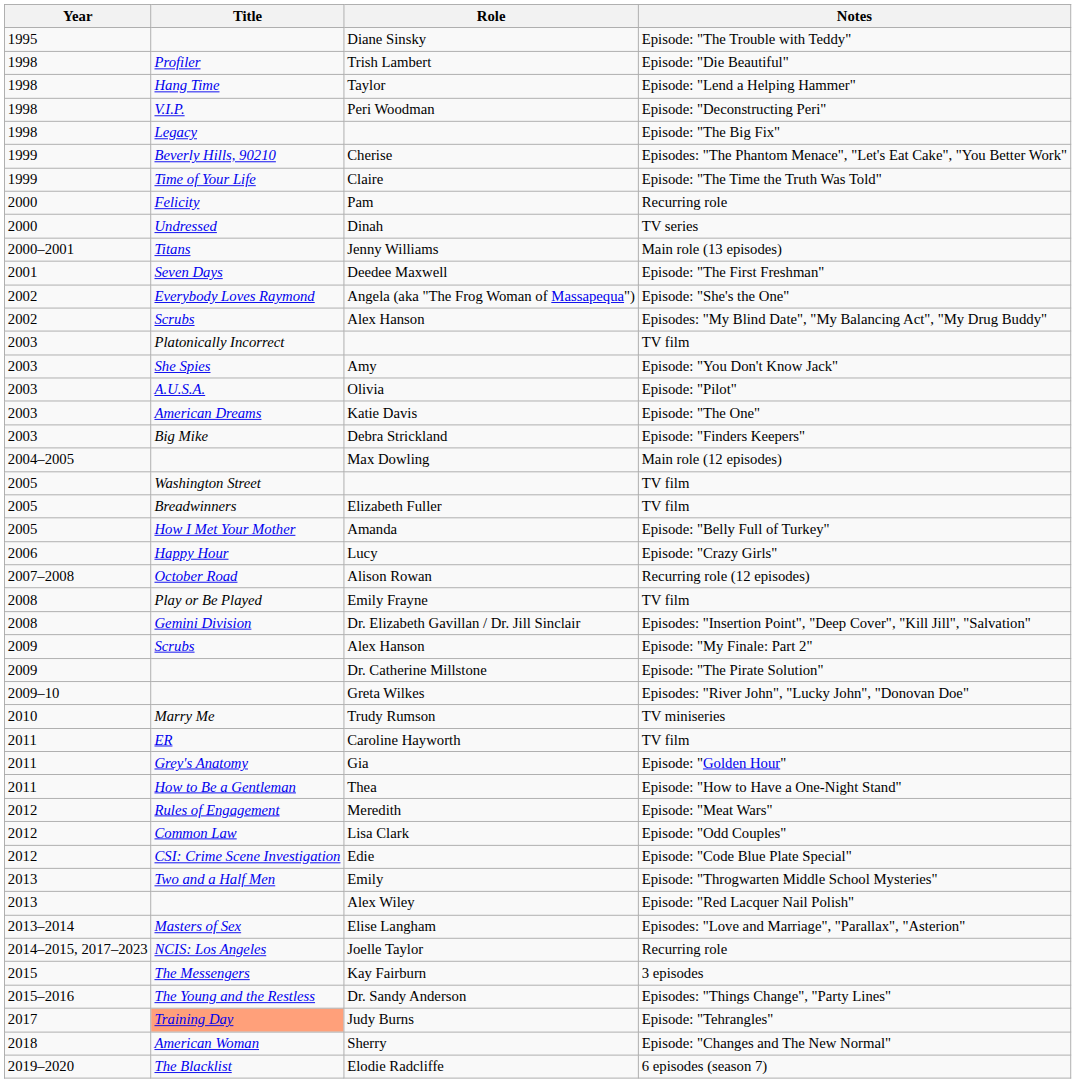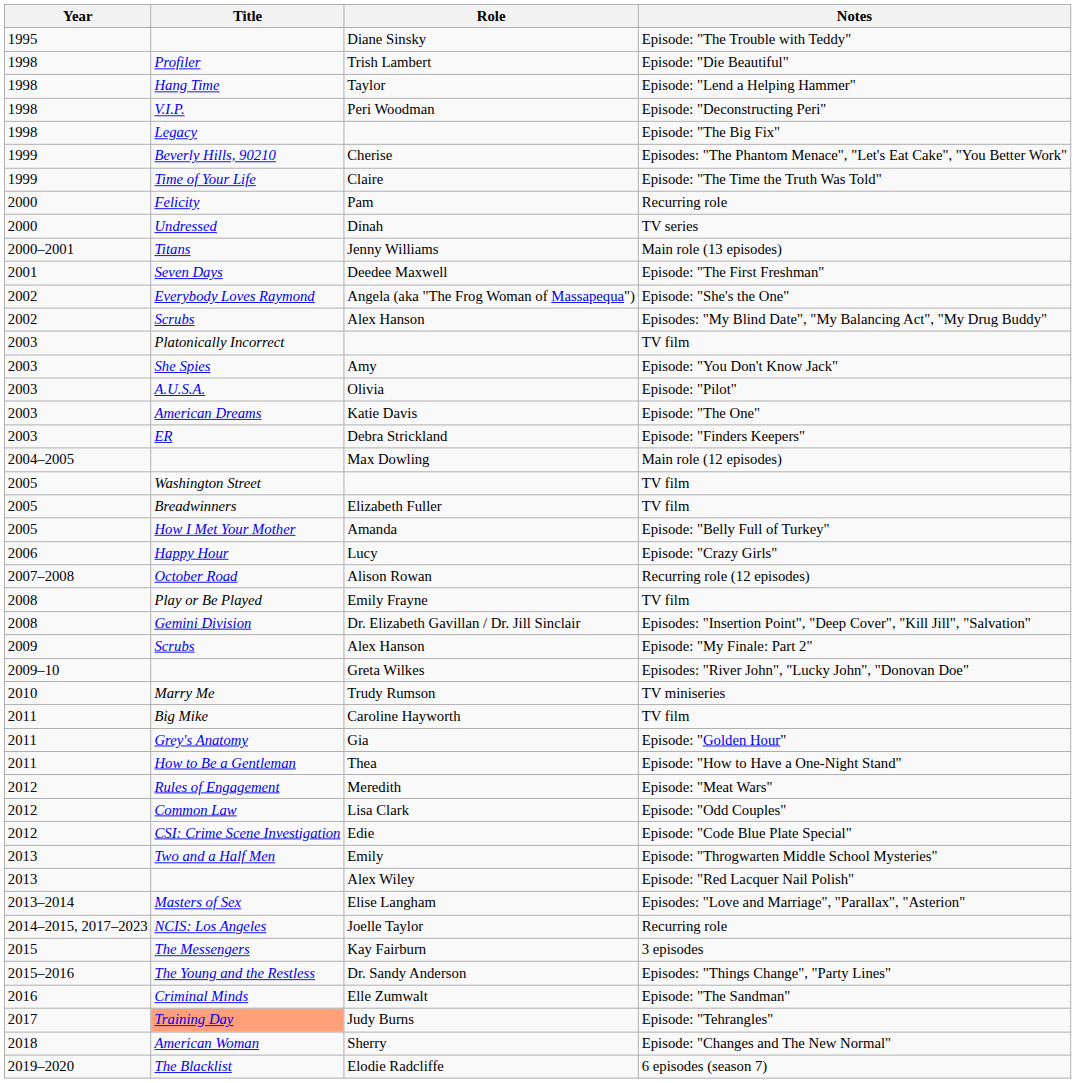(181, 436) Big Mike -> (163, 436) ER
- row: (23, 669)
(163, 739) ER -> (181, 716) Big Mike
+ row: (23, 996)
